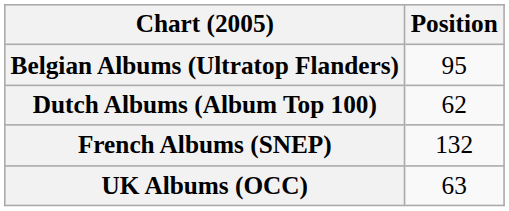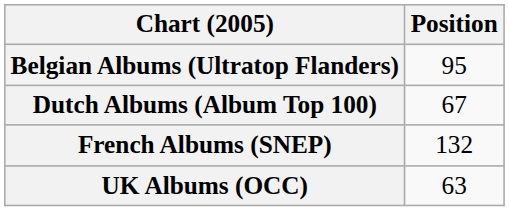(454, 104) 62 -> (454, 104) 67
